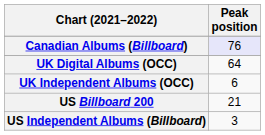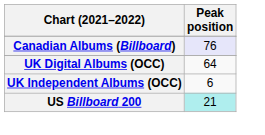(234, 102) no background -> (210, 102) paleturquoise background
- row: (107, 121)
